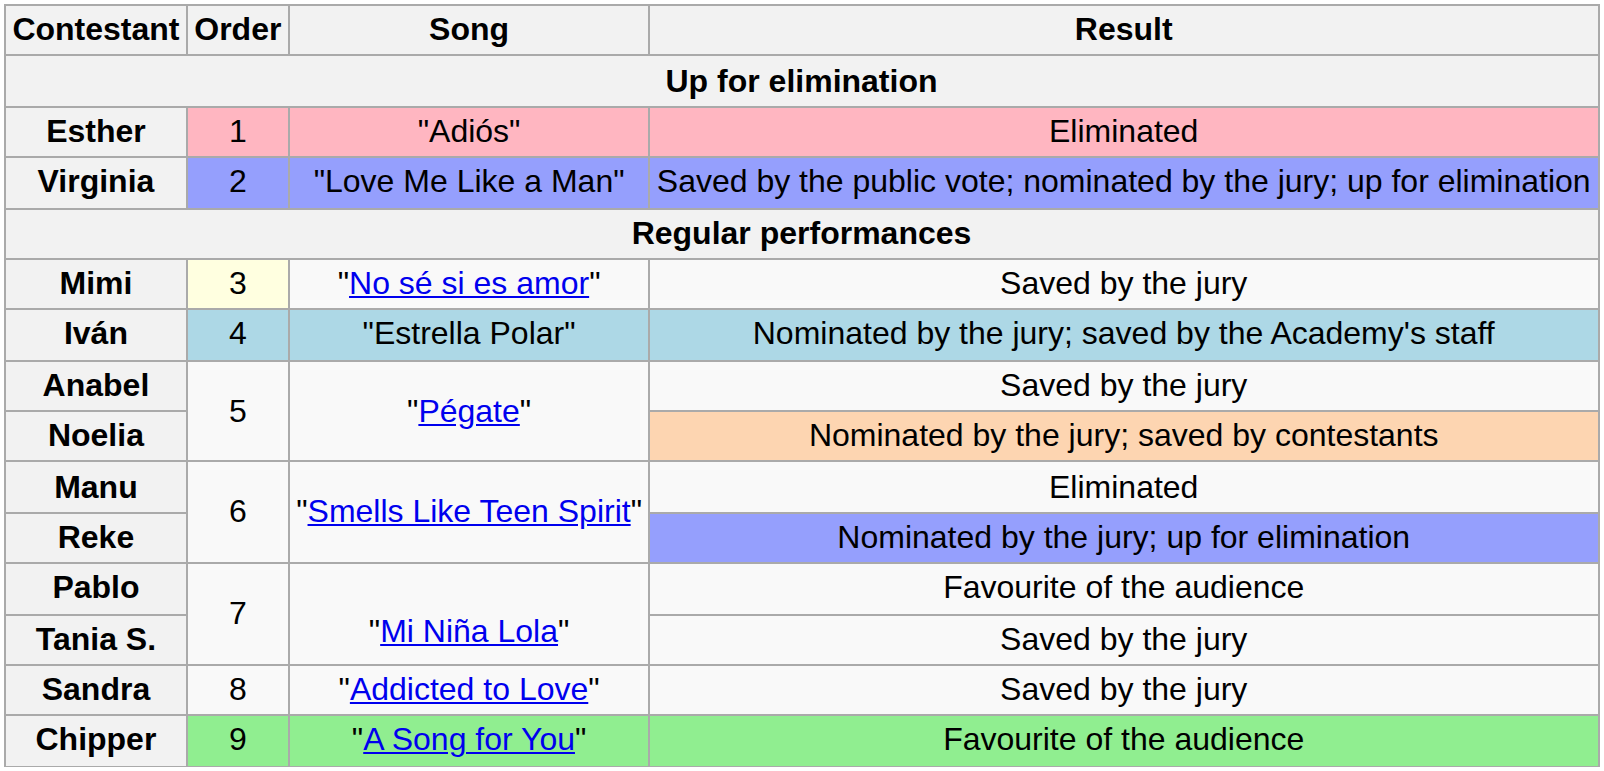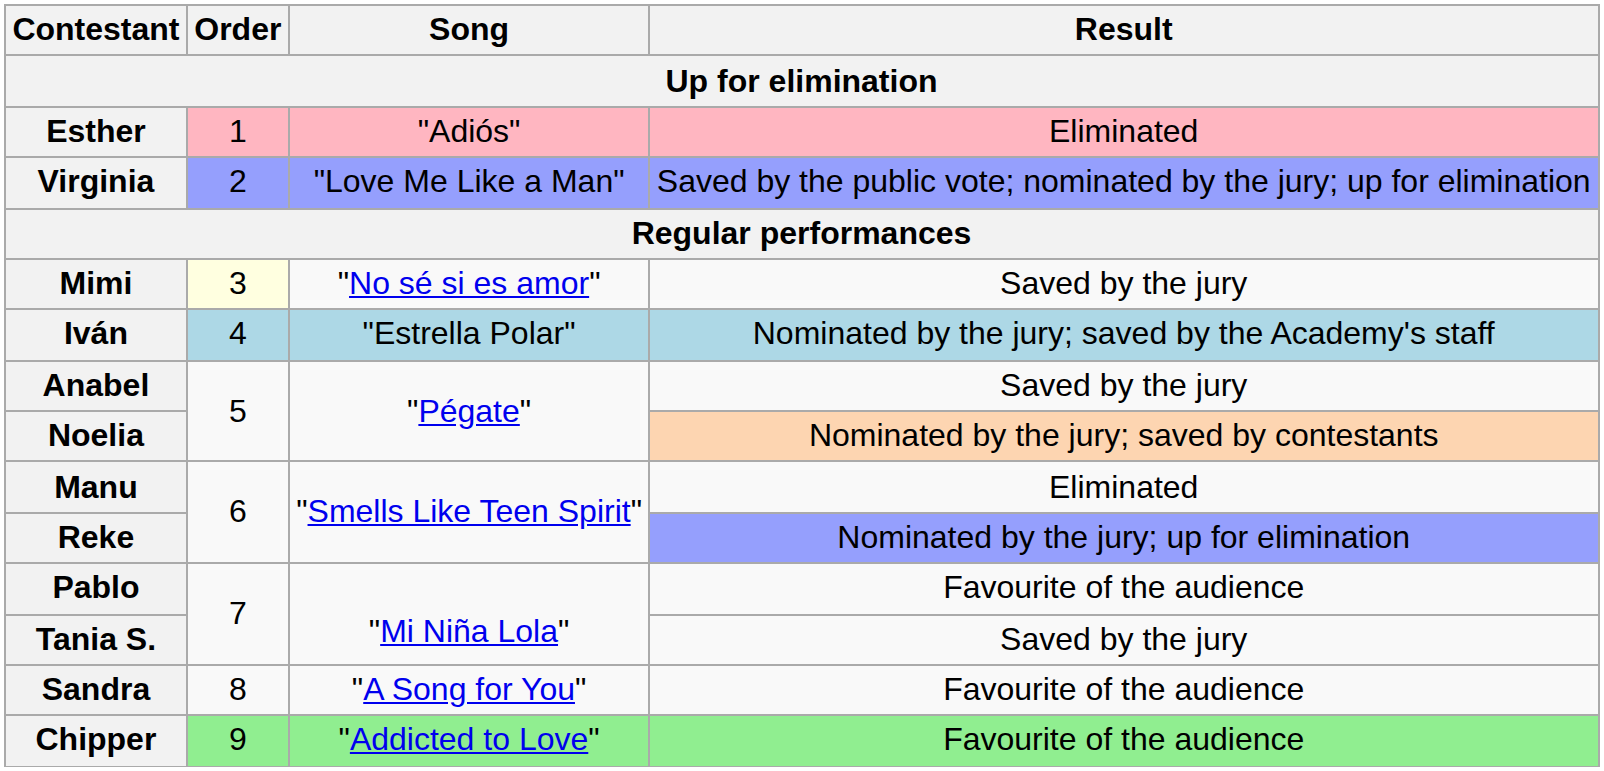(469, 689) "Addicted to Love" -> (469, 689) "A Song for You"
(1124, 689) Saved by the jury -> (1124, 689) Favourite of the audience
(469, 740) "A Song for You" -> (469, 740) "Addicted to Love"
